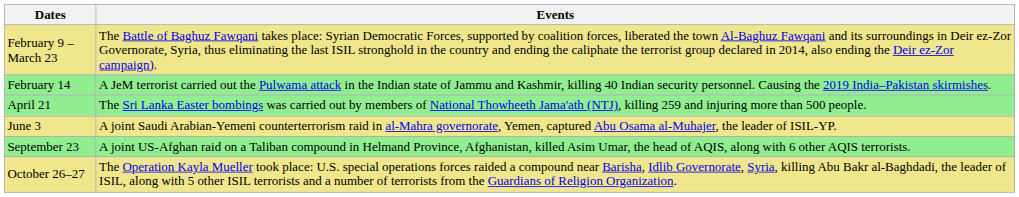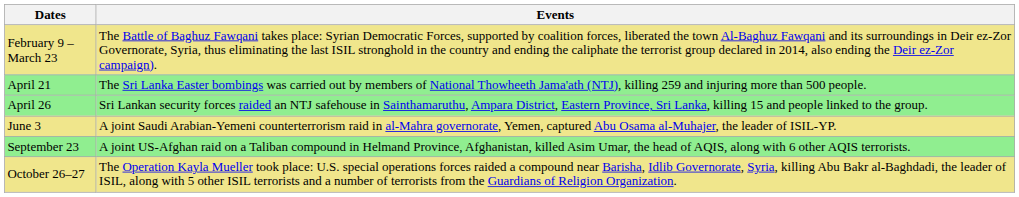- row: (39, 85)
+ row: (29, 105)
